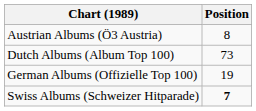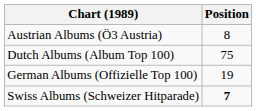(227, 55) 73 -> (227, 55) 75
